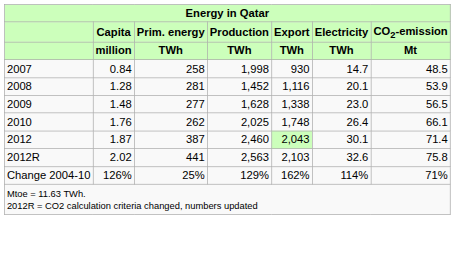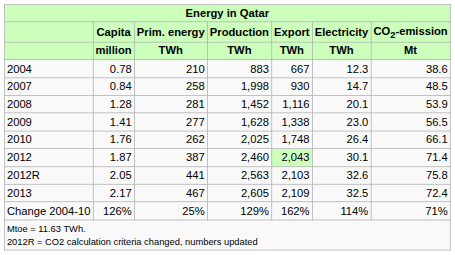+ row: (19, 68)
(121, 104) 1.48 -> (121, 122) 1.41
(121, 157) 2.02 -> (121, 175) 2.05
+ row: (19, 193)
